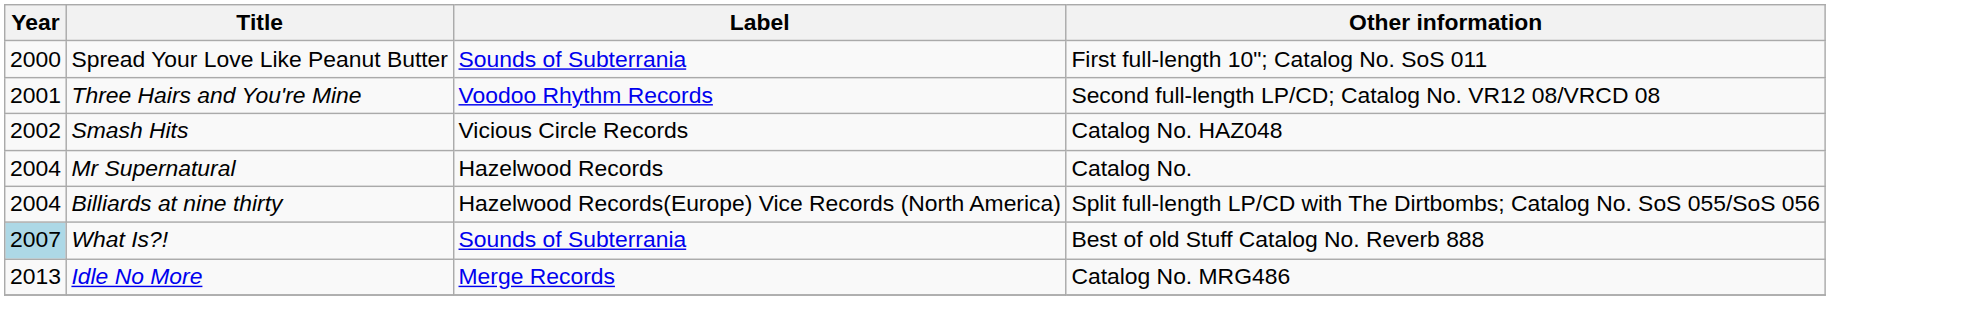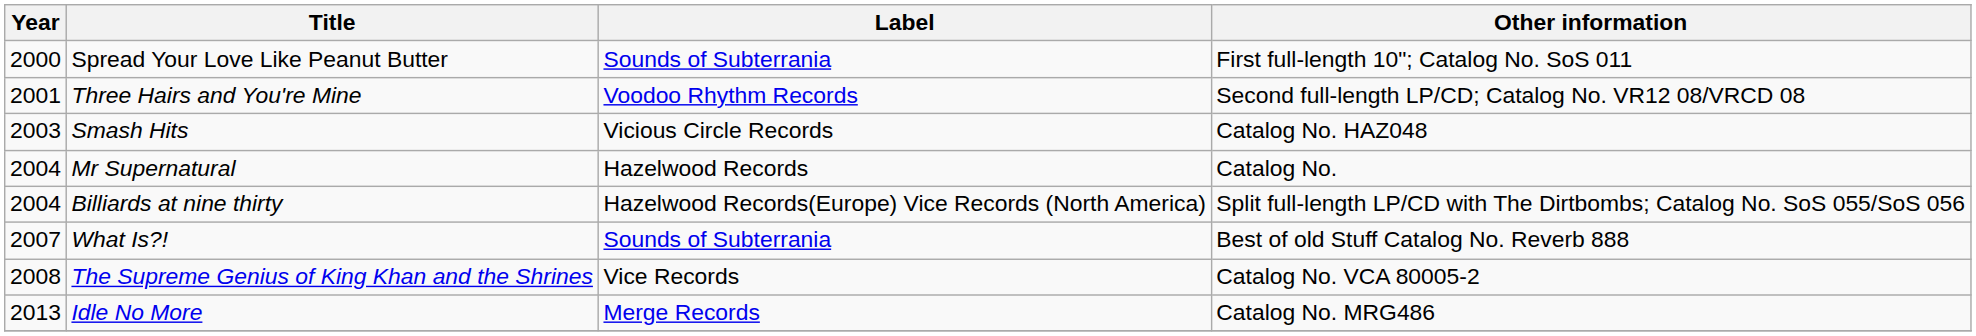(35, 131) 2002 -> (35, 131) 2003
(35, 240) lightblue background -> (35, 240) no background
+ row: (332, 276)
